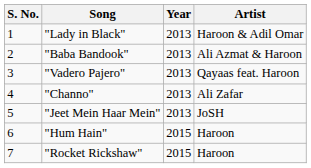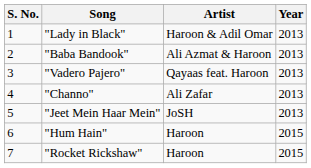columns swapped: (250, 14) <-> (179, 14)
